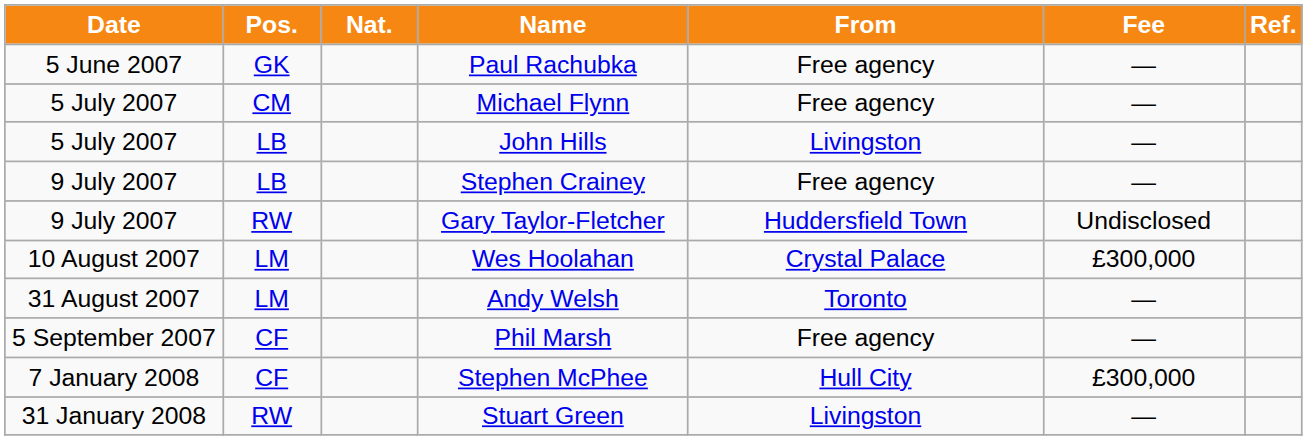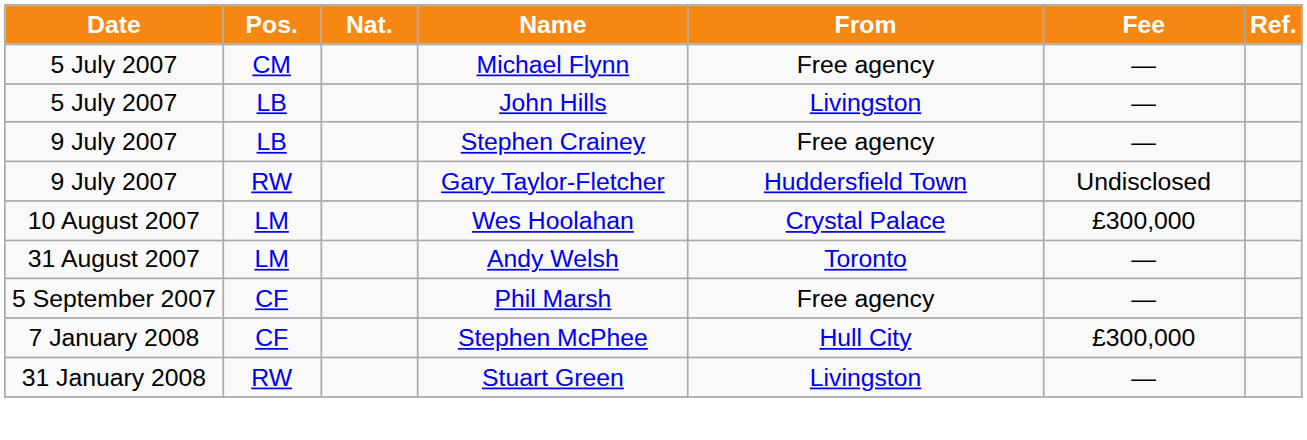- row: (553, 64)
